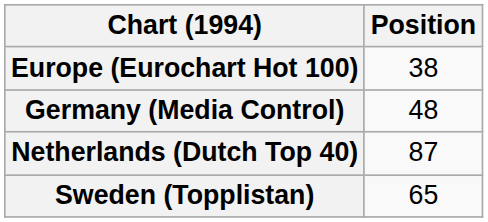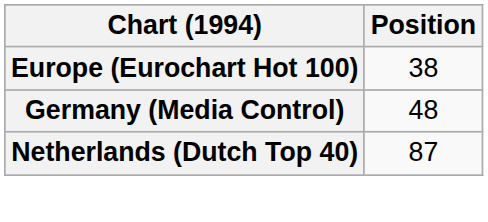- row: (185, 195)
